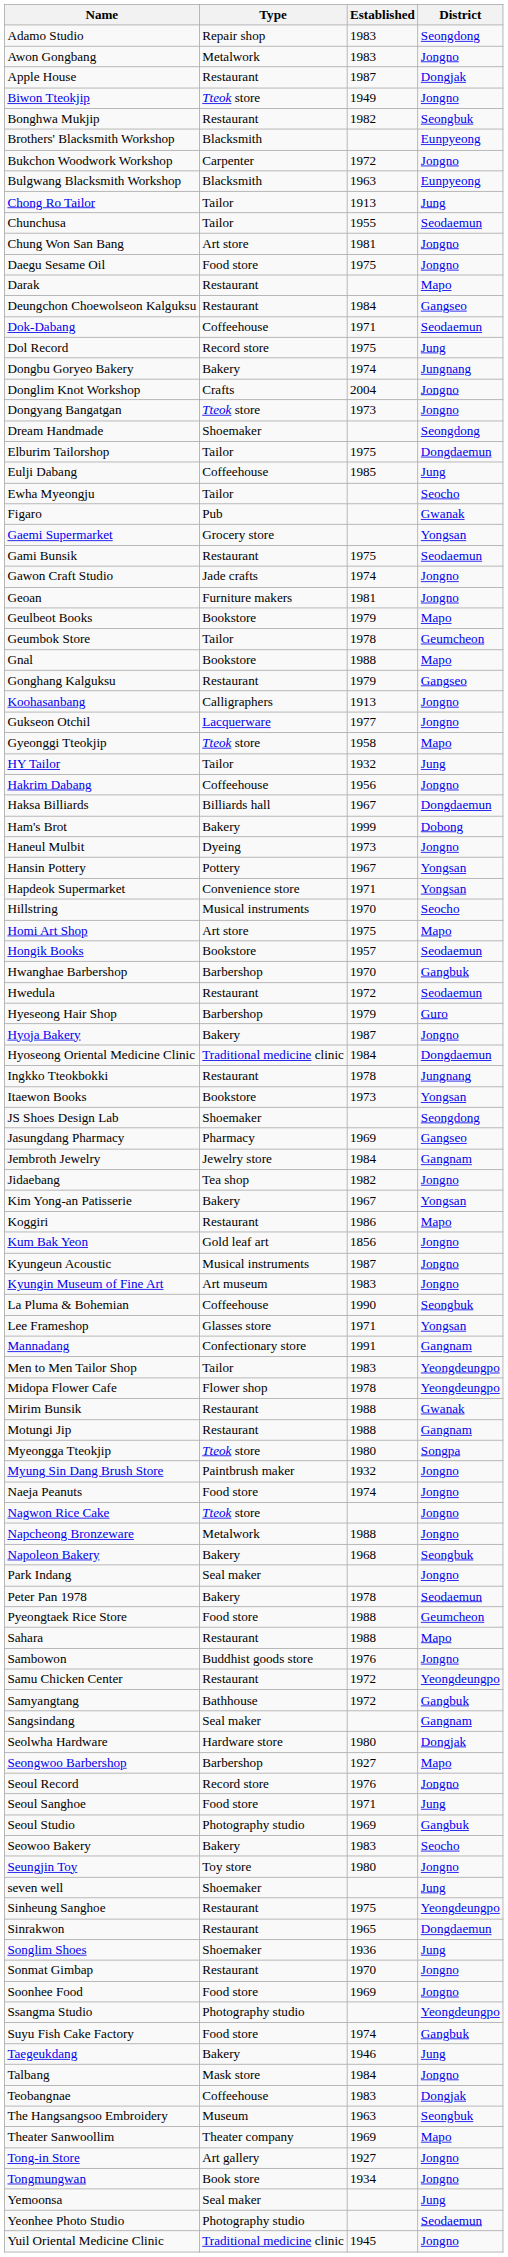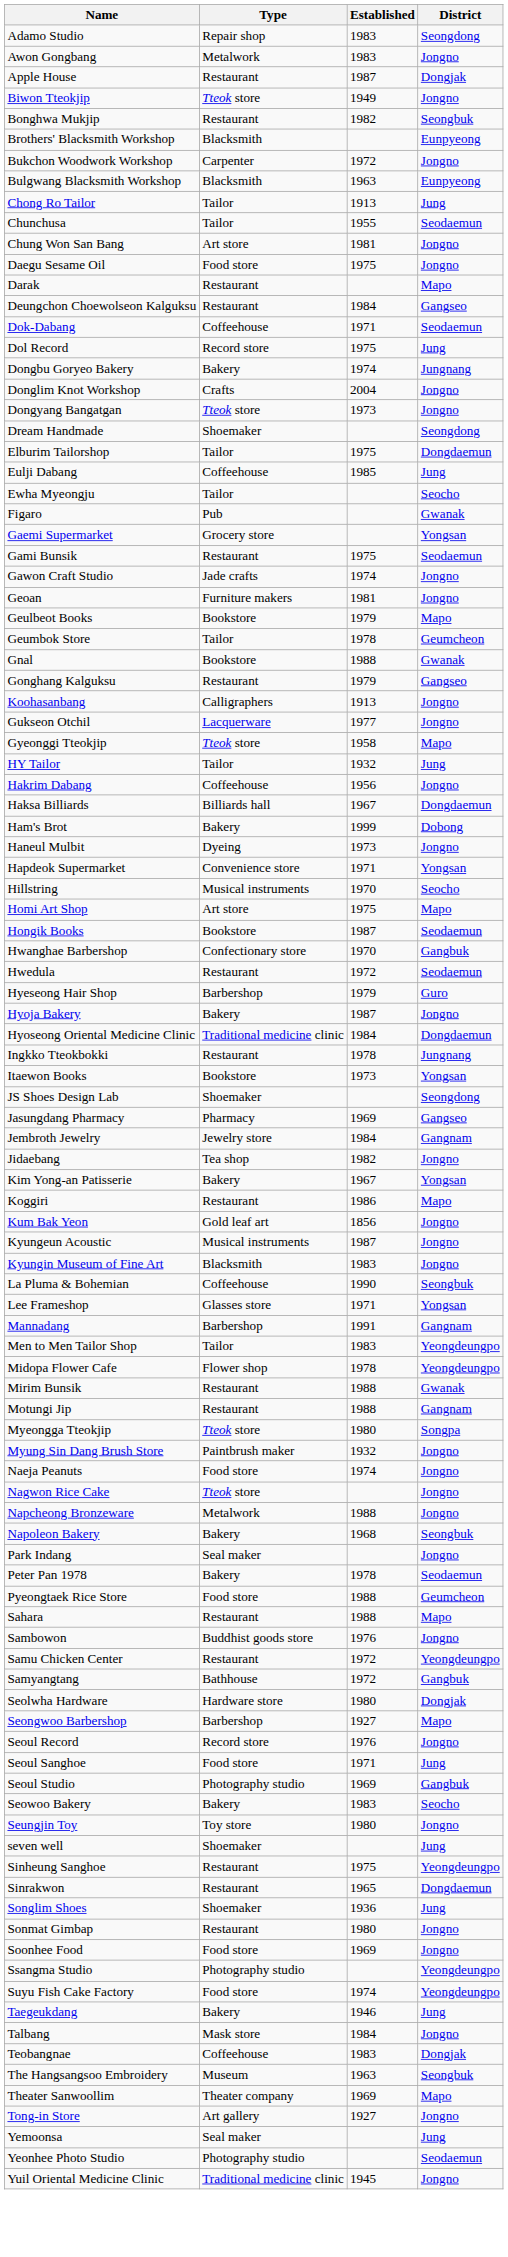(436, 659) Mapo -> (443, 659) Gwanak
- row: (47, 868)
(363, 951) 1957 -> (363, 930) 1987
(232, 972) Barbershop -> (254, 951) Confectionary store
(235, 1284) Art museum -> (232, 1263) Blacksmith
(254, 1346) Confectionary store -> (232, 1325) Barbershop
- row: (41, 1721)
(363, 1970) 1970 -> (363, 1929) 1980
(445, 2033) Gangbuk -> (460, 1991) Yeongdeungpo
- row: (47, 2178)
